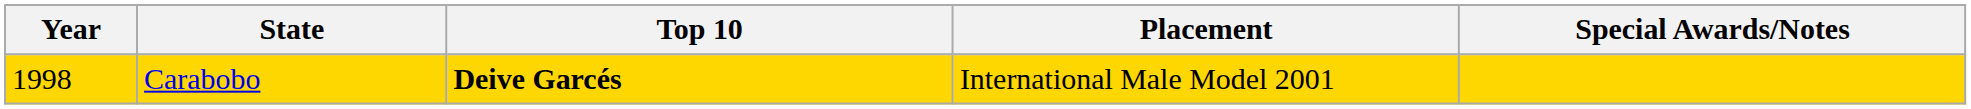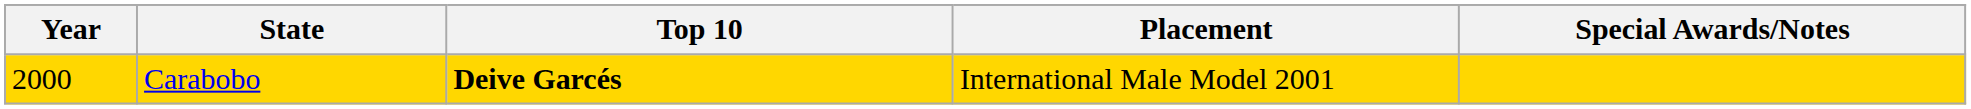(42, 78) 1998 -> (42, 78) 2000
